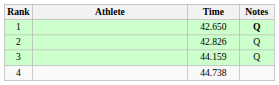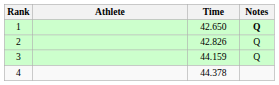(213, 73) 44.738 -> (213, 73) 44.378
